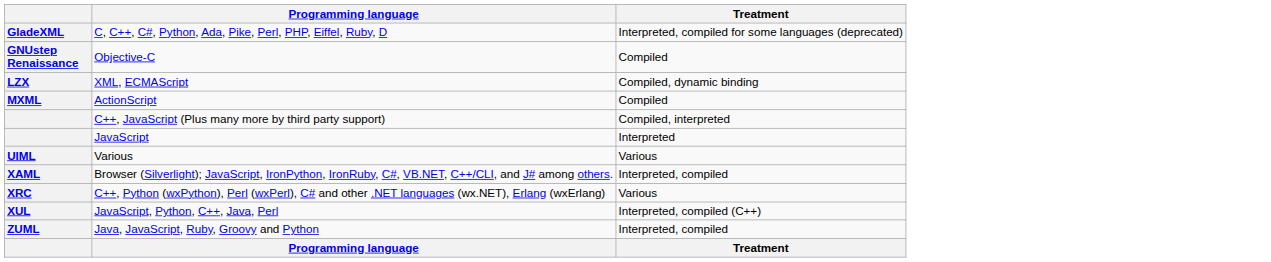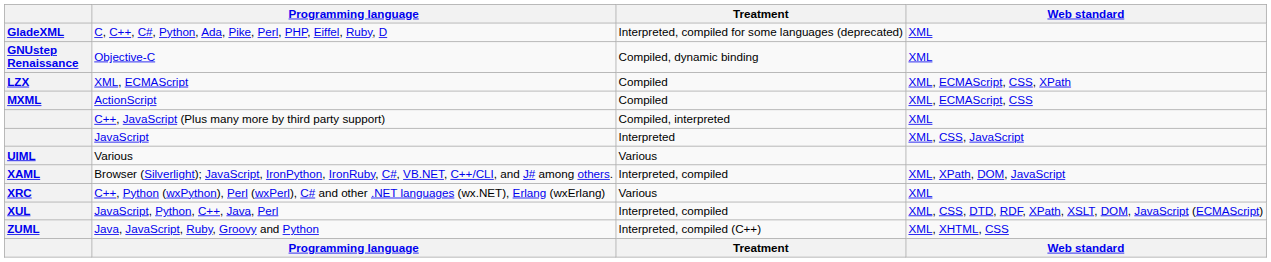+ column: (1086, 14)
(643, 57) Compiled -> (689, 57) Compiled, dynamic binding
(689, 82) Compiled, dynamic binding -> (643, 82) Compiled
(690, 211) Interpreted, compiled (C++) -> (673, 211) Interpreted, compiled
(673, 230) Interpreted, compiled -> (690, 230) Interpreted, compiled (C++)
